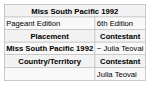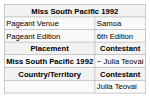+ row: (32, 23)
